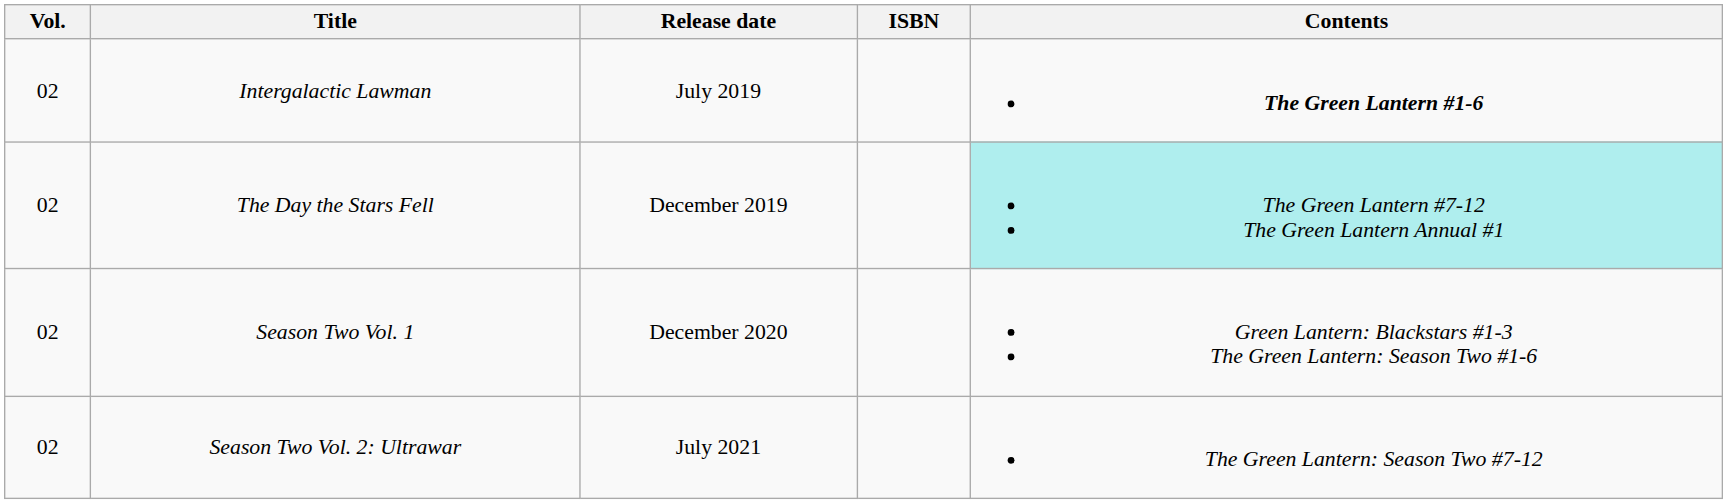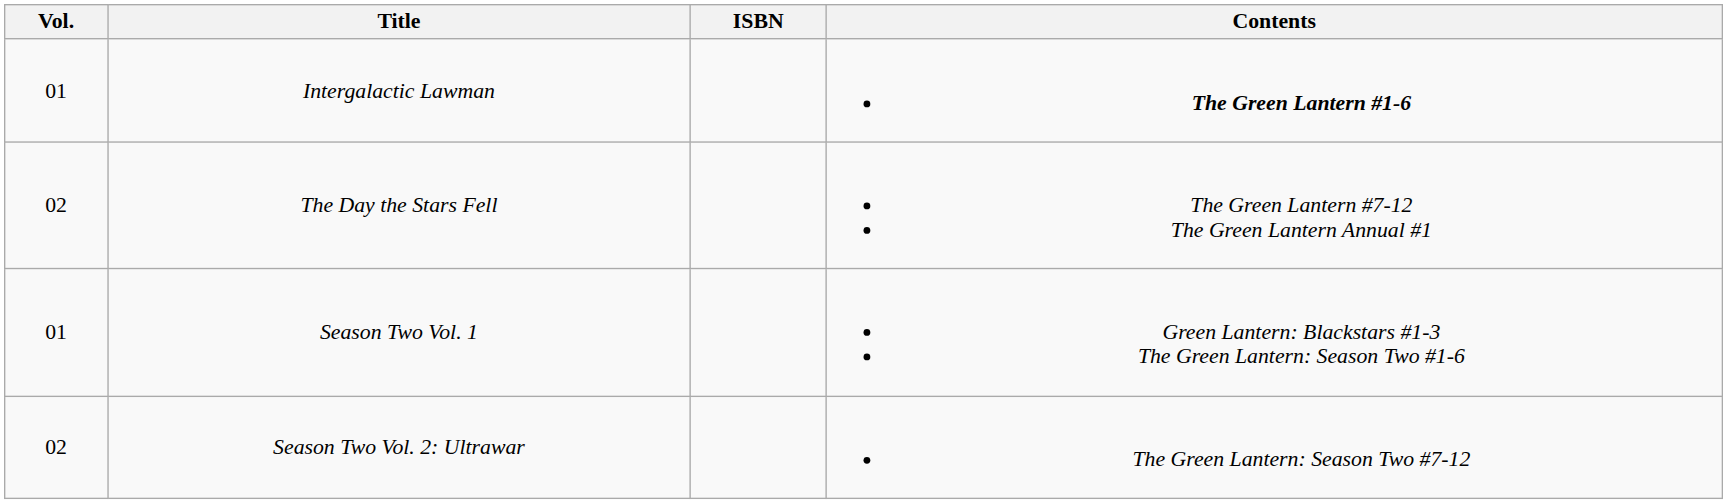- column: (718, 21)
(48, 90) 02 -> (56, 90) 01
(1347, 217) paleturquoise background -> (1274, 217) no background
(48, 332) 02 -> (56, 332) 01
